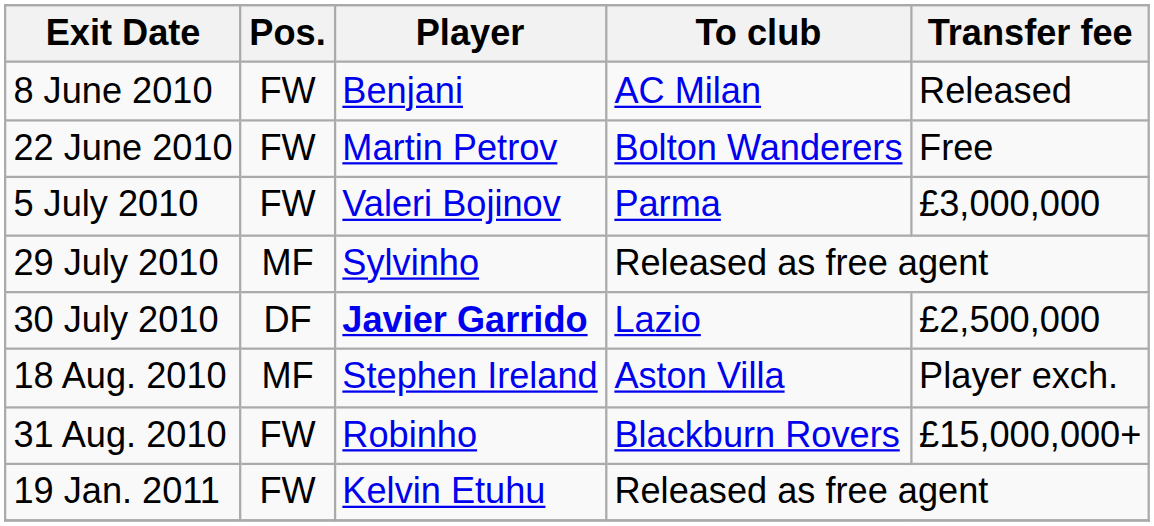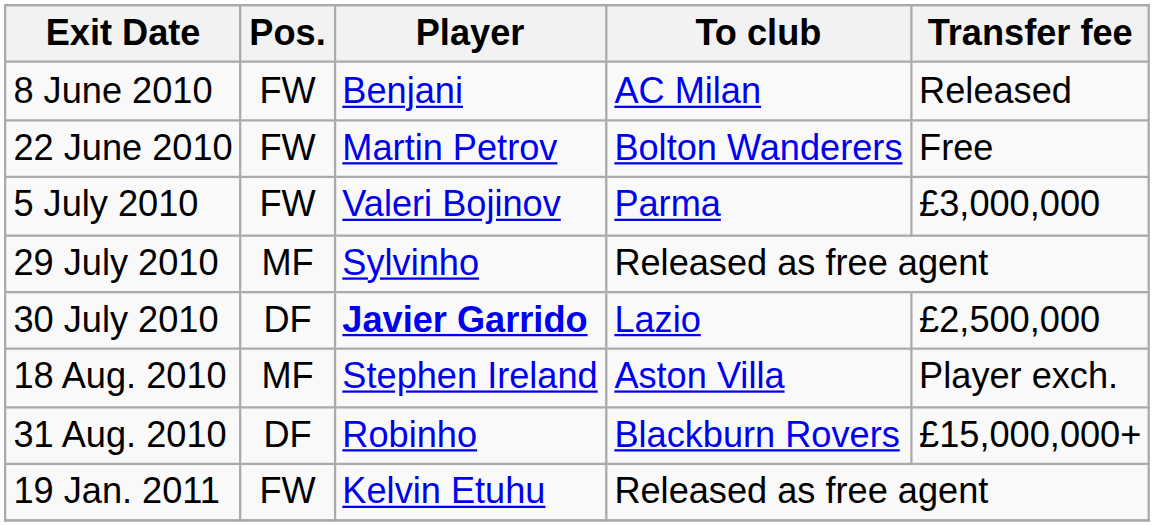(287, 434) FW -> (288, 434) DF
